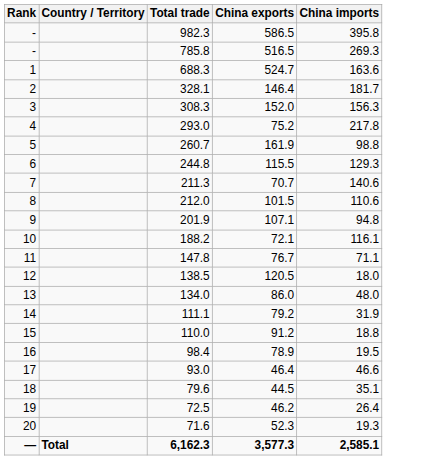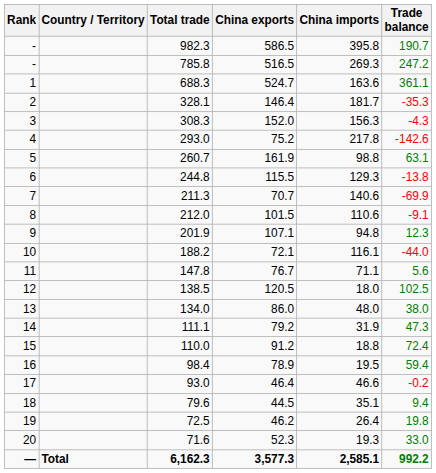+ column: (407, 20)
